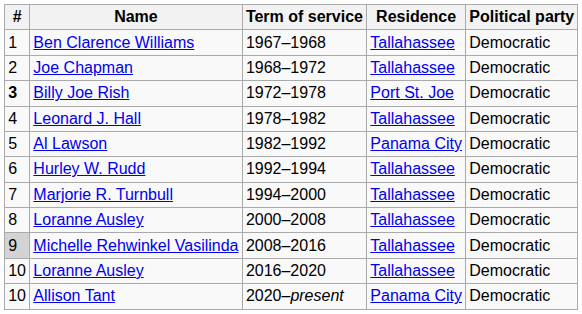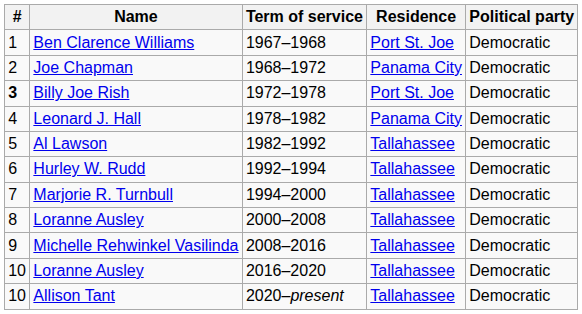(413, 42) Tallahassee -> (412, 42) Port St. Joe
(413, 67) Tallahassee -> (416, 67) Panama City
(413, 118) Tallahassee -> (416, 118) Panama City
(416, 144) Panama City -> (413, 144) Tallahassee
(13, 245) lightgrey background -> (13, 245) no background
(416, 296) Panama City -> (413, 296) Tallahassee
